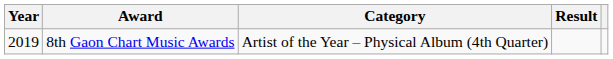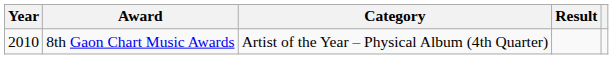(24, 41) 2019 -> (24, 41) 2010
